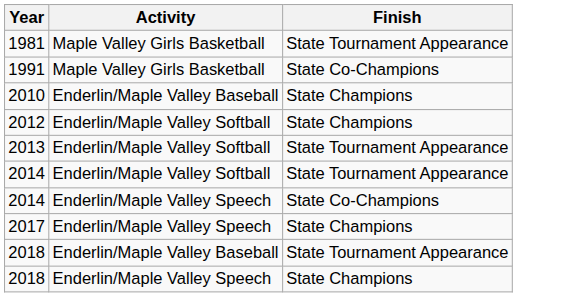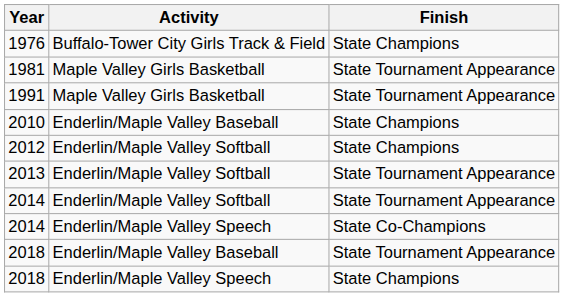+ row: (27, 43)
(363, 69) State Co-Champions -> (444, 95) State Tournament Appearance
- row: (27, 226)
